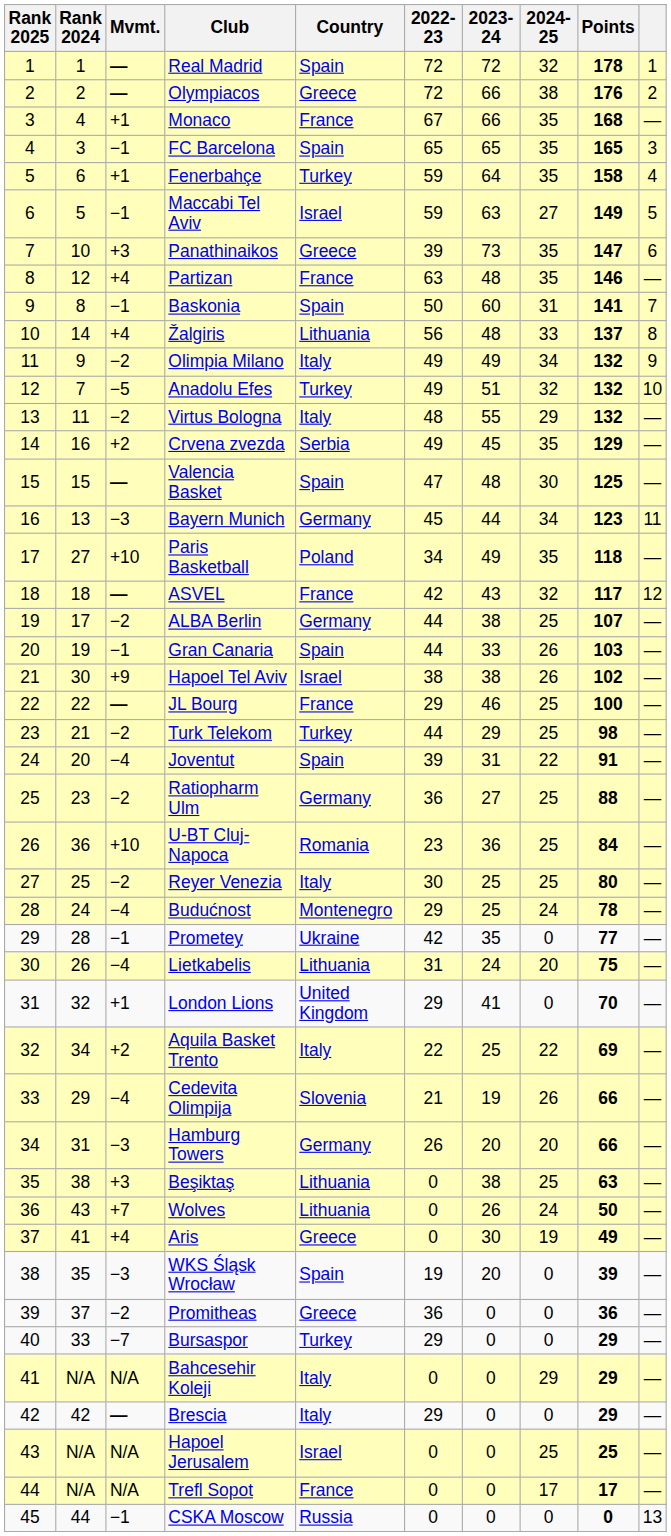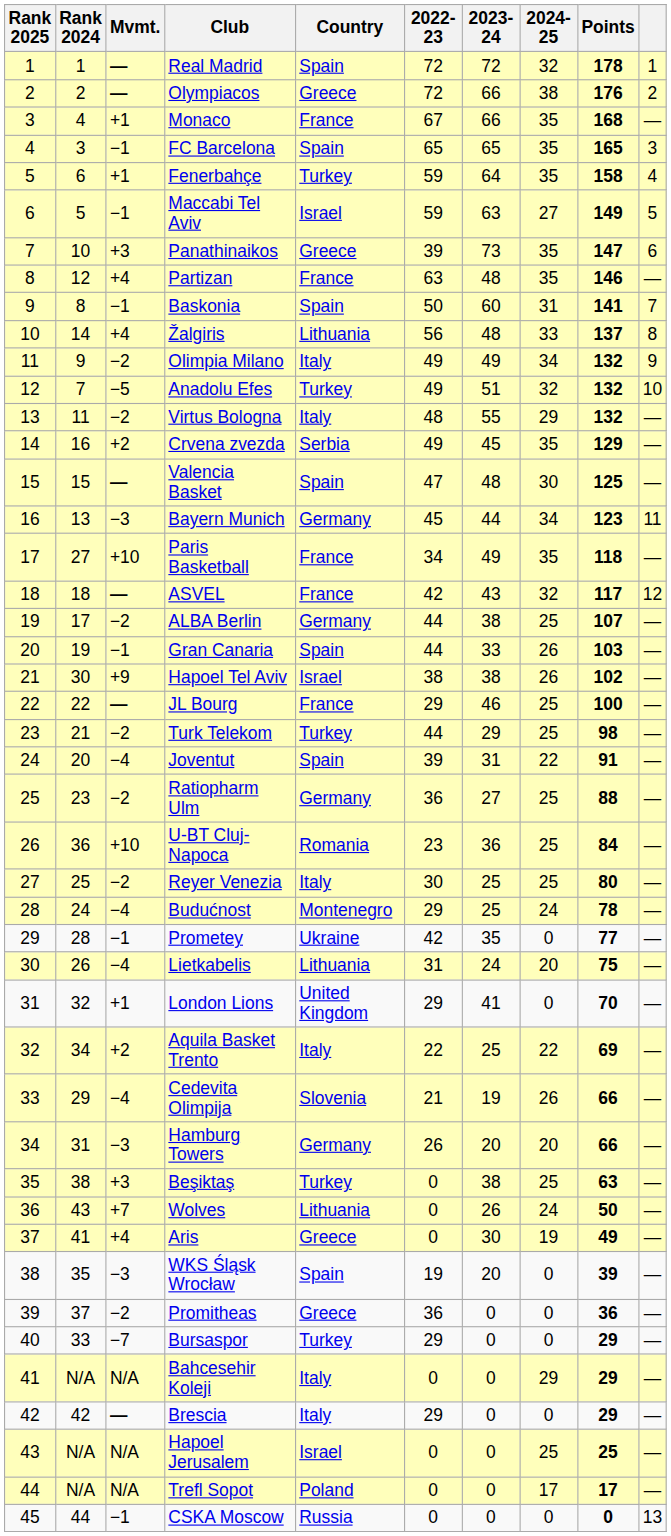(326, 557) Poland -> (326, 557) France
(335, 1182) Lithuania -> (326, 1182) Turkey
(326, 1490) France -> (326, 1490) Poland
